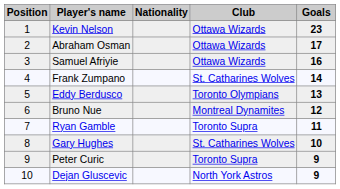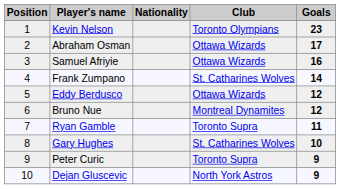(229, 29) Ottawa Wizards -> (236, 29) Toronto Olympians
(236, 94) Toronto Olympians -> (229, 94) Ottawa Wizards
(316, 94) 13 -> (316, 94) 12
